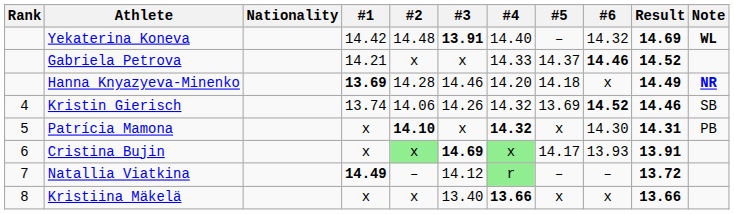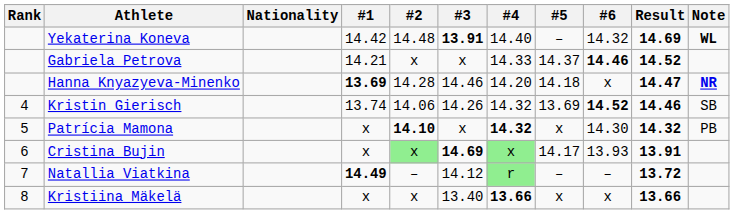(660, 84) 14.49 -> (660, 84) 14.47
(660, 129) 14.31 -> (660, 129) 14.32
